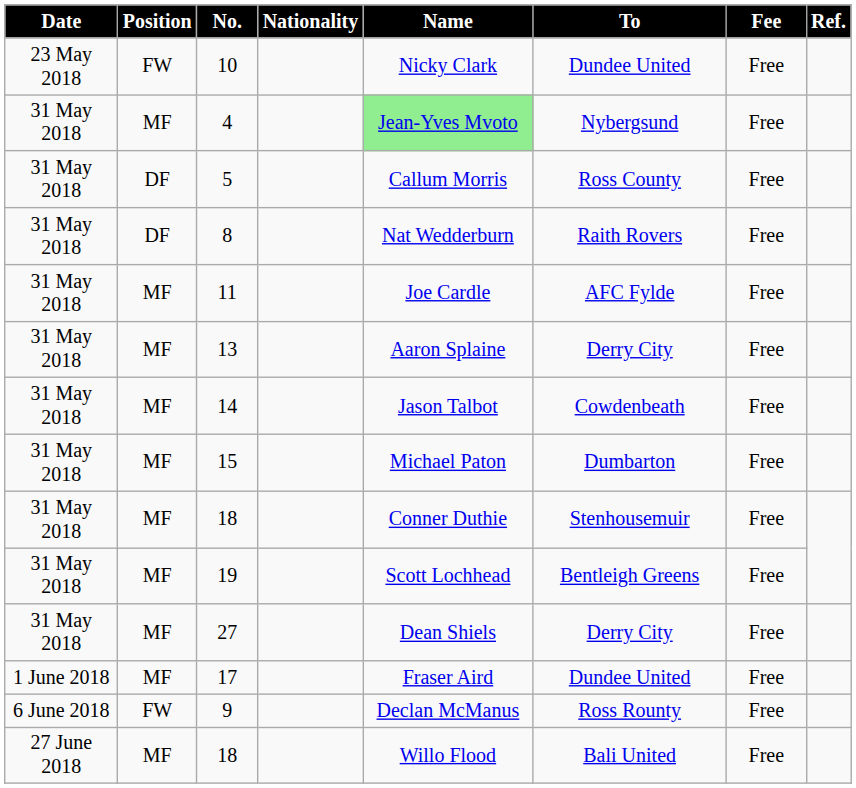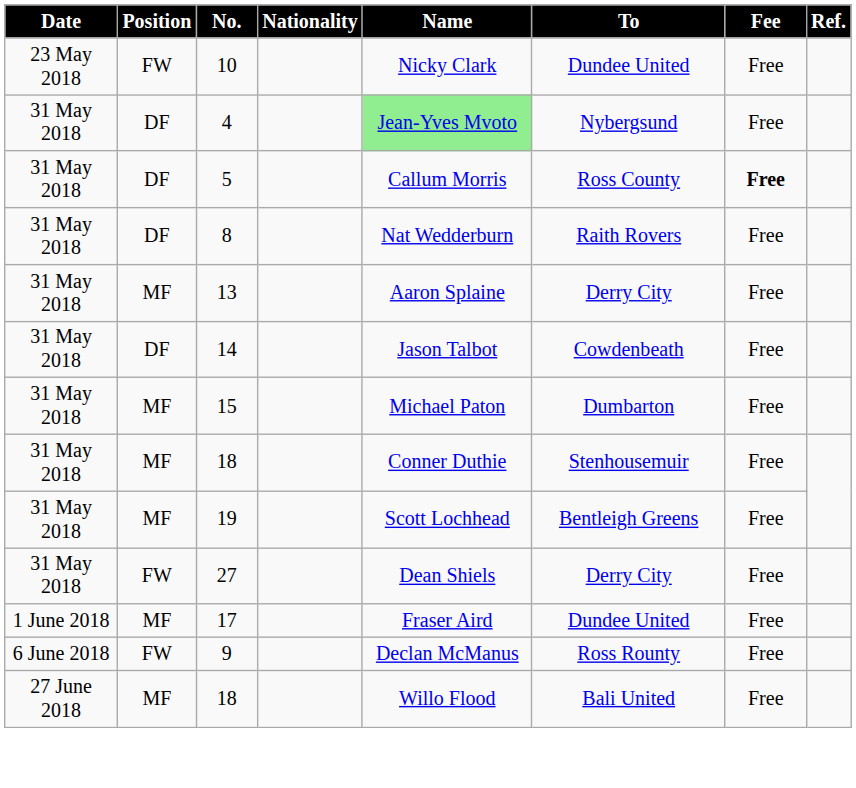(157, 122) MF -> (157, 122) DF
(766, 179) normal -> (766, 179) bold
- row: (61, 292)
(157, 406) MF -> (157, 349) DF
(157, 632) MF -> (157, 576) FW
